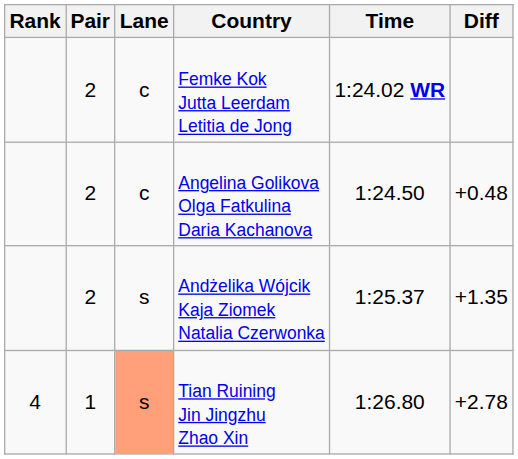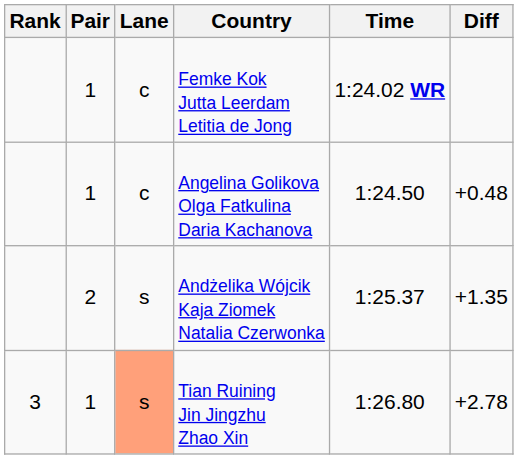(90, 89) 2 -> (90, 89) 1
(90, 193) 2 -> (90, 193) 1
(35, 401) 4 -> (35, 401) 3
